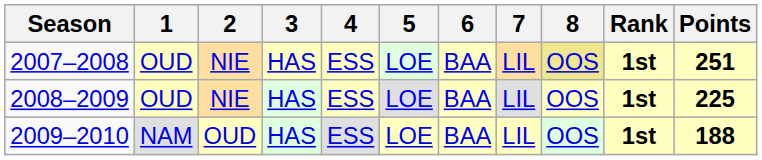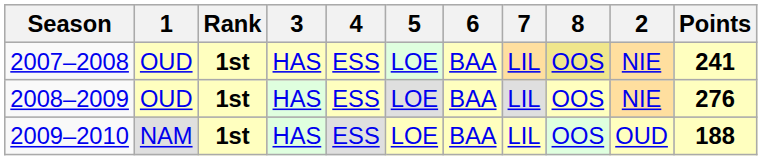columns swapped: (230, 24) <-> (639, 24)
(715, 61) 251 -> (715, 61) 241
(715, 99) 225 -> (715, 99) 276
